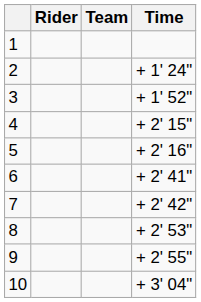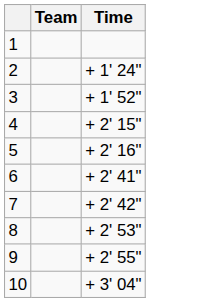- column: (56, 17)
